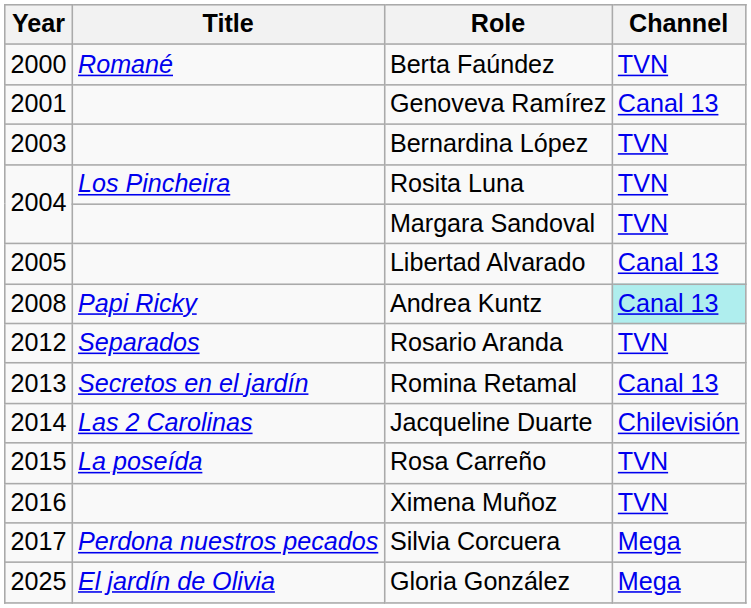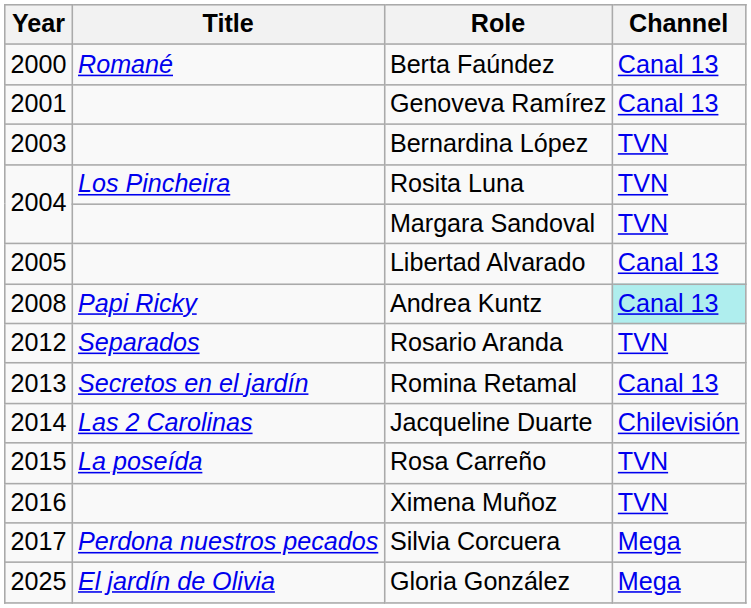(643, 64) TVN -> (668, 64) Canal 13
